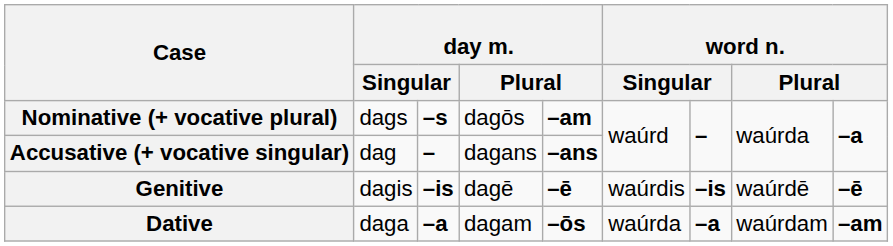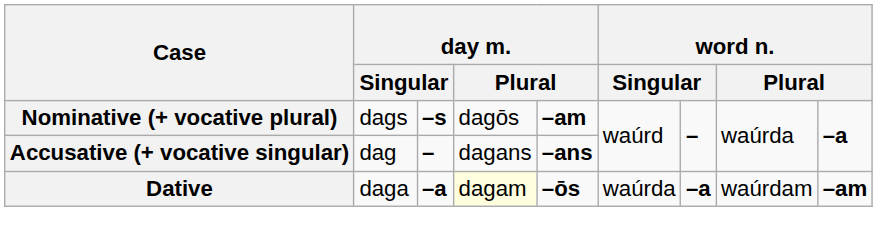- row: (179, 188)
(498, 223) no background -> (493, 188) lightyellow background
